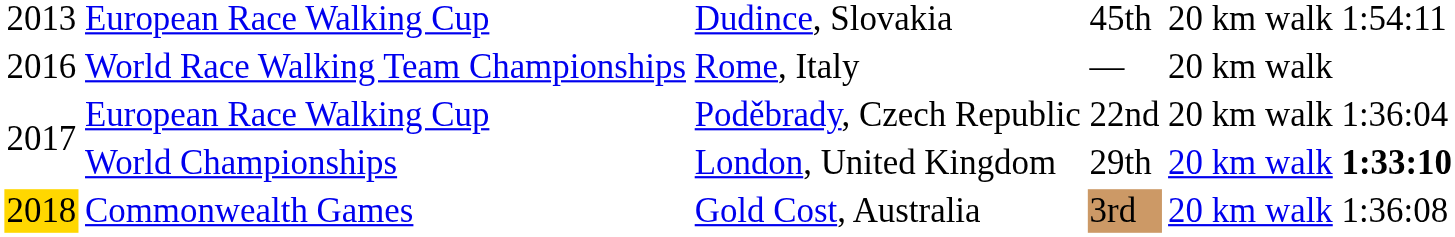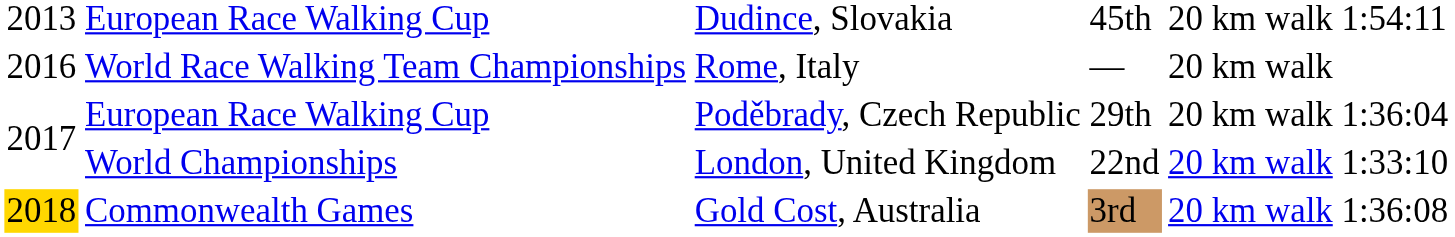(1124, 114) 22nd -> (1121, 114) 29th
(1121, 162) 29th -> (1124, 162) 22nd
(1397, 162) bold -> (1395, 162) normal
